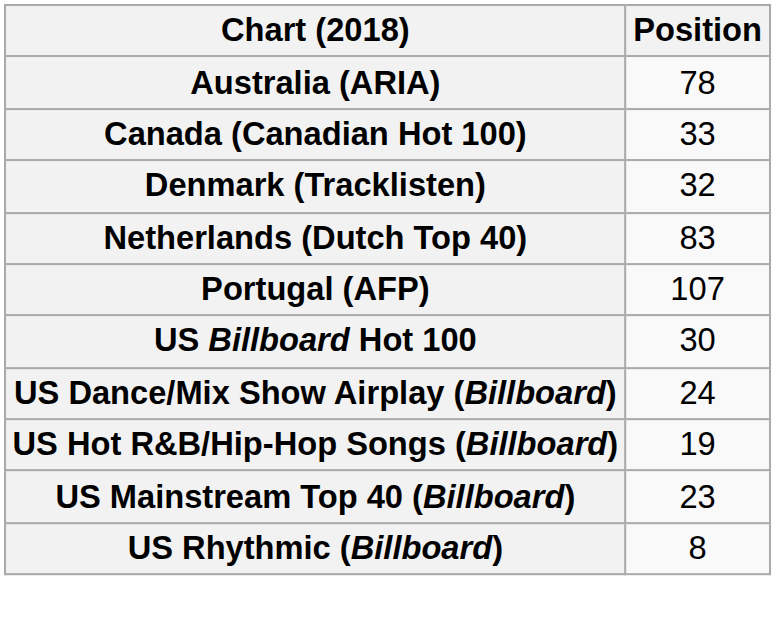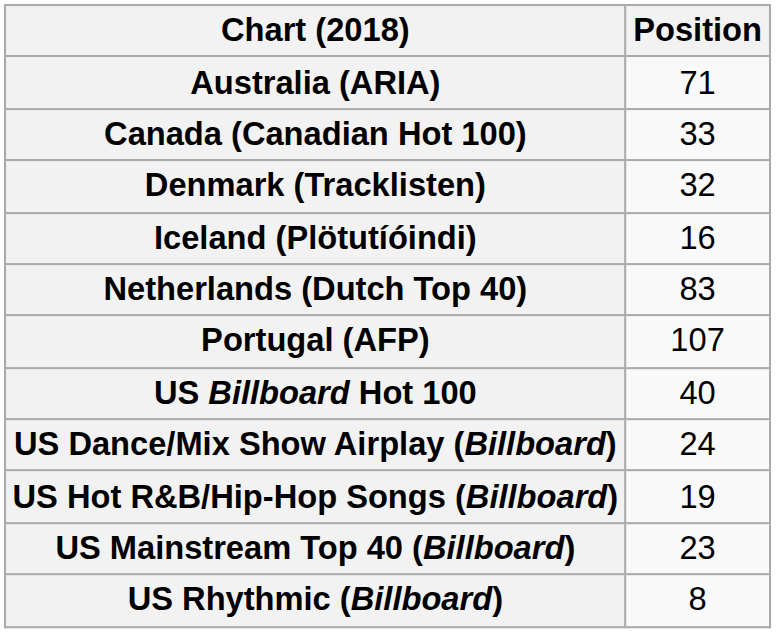(698, 82) 78 -> (698, 82) 71
+ row: (315, 237)
(698, 340) 30 -> (698, 392) 40
